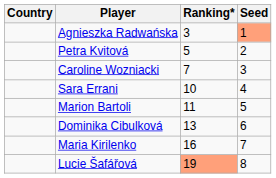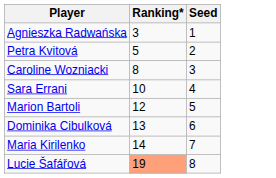- column: (30, 13)
(243, 32) lightsalmon background -> (192, 32) no background
(186, 70) 7 -> (136, 70) 8
(189, 107) 11 -> (139, 107) 12
(190, 145) 16 -> (139, 145) 14
